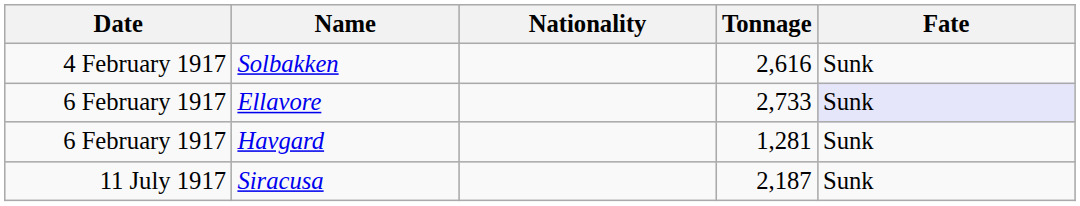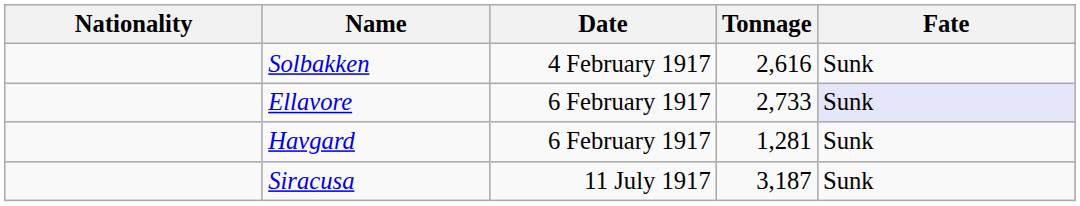columns swapped: (118, 24) <-> (588, 24)
(784, 180) 2,187 -> (784, 180) 3,187
